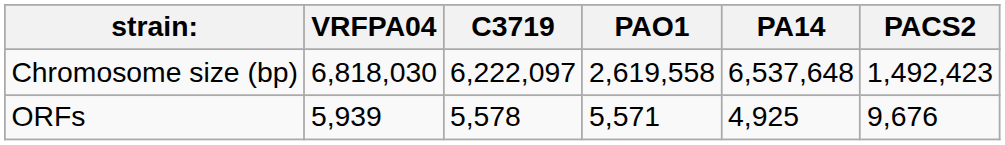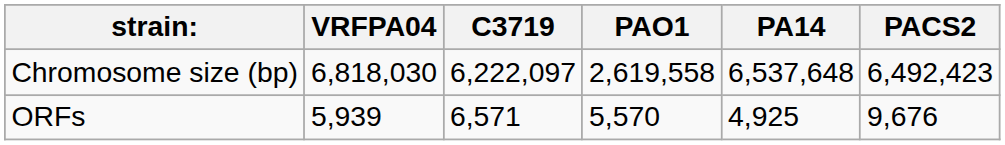(930, 71) 1,492,423 -> (930, 71) 6,492,423
(485, 116) 5,578 -> (485, 116) 6,571
(624, 116) 5,571 -> (624, 116) 5,570
